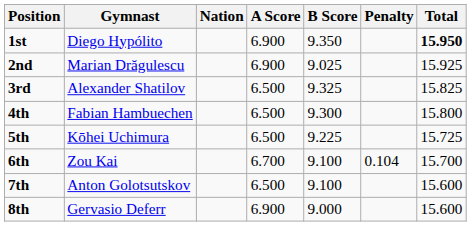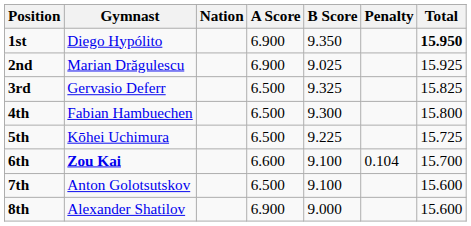(126, 88) Alexander Shatilov -> (117, 88) Gervasio Deferr
(92, 161) normal -> (94, 161) bold
(268, 161) 6.700 -> (268, 161) 6.600
(117, 209) Gervasio Deferr -> (126, 209) Alexander Shatilov
